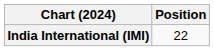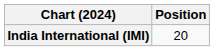(181, 35) 22 -> (181, 35) 20
